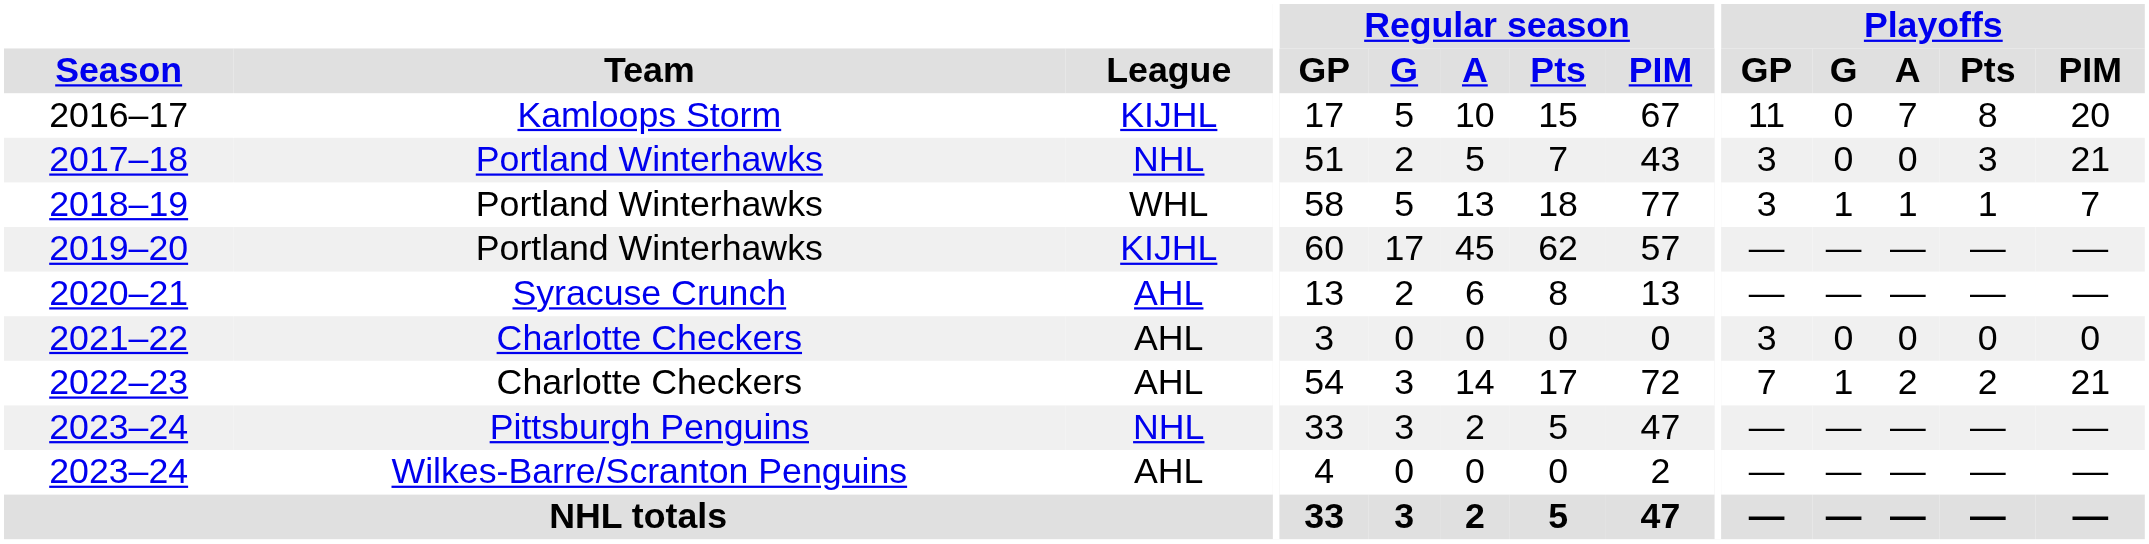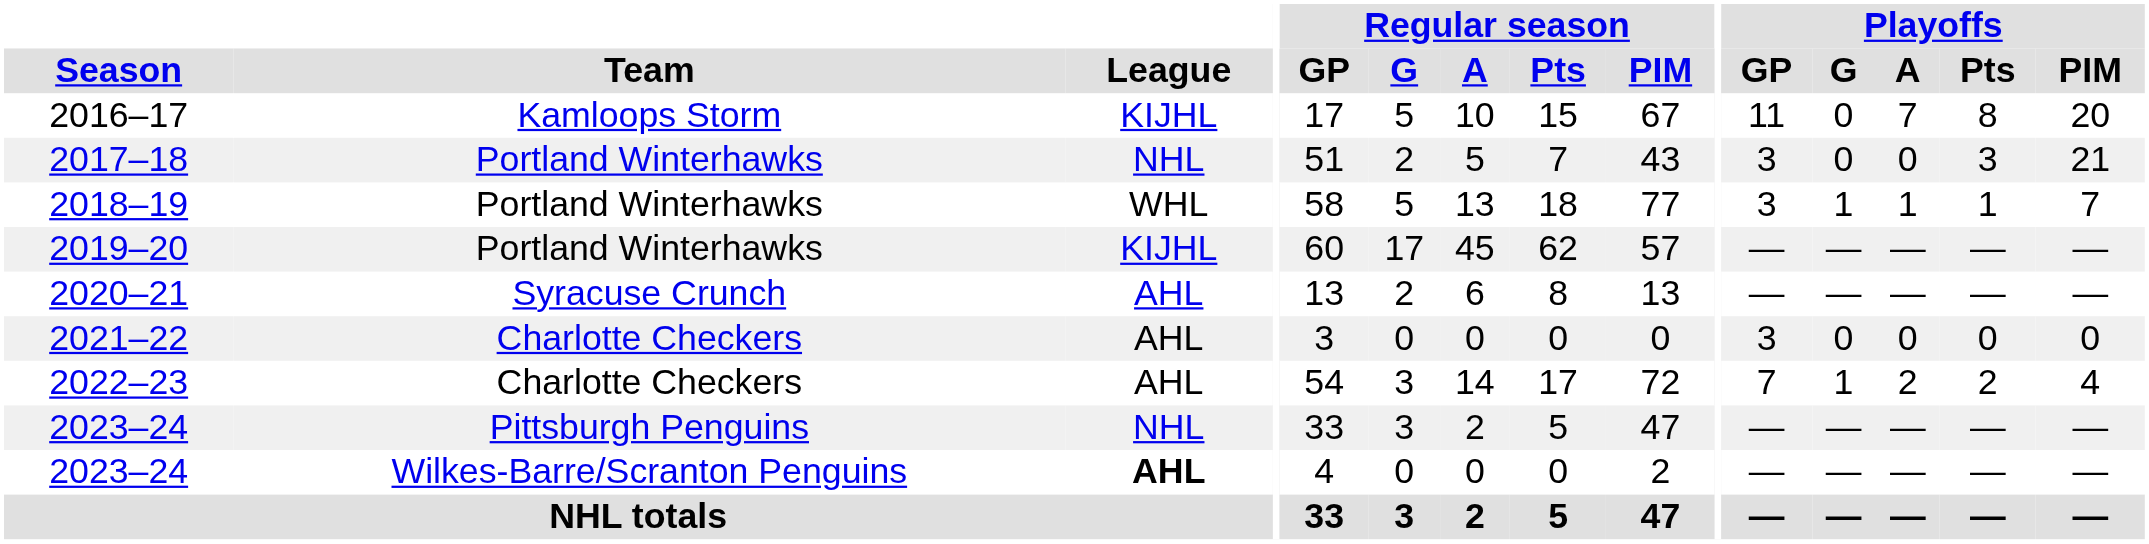(2090, 382) 21 -> (2090, 382) 4
(1169, 471) normal -> (1169, 471) bold
